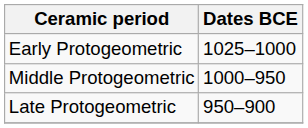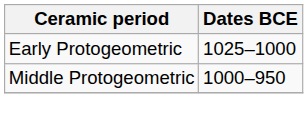- row: (92, 107)
